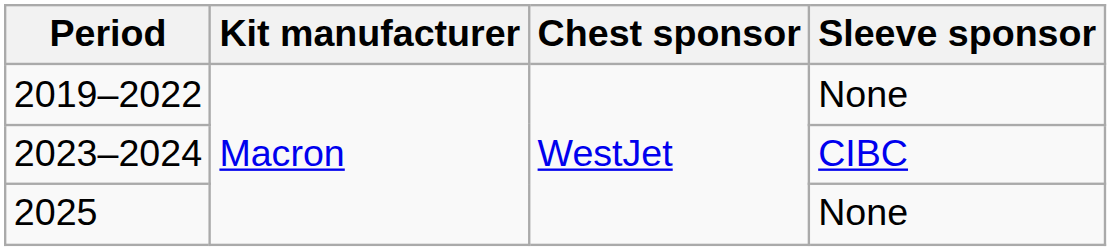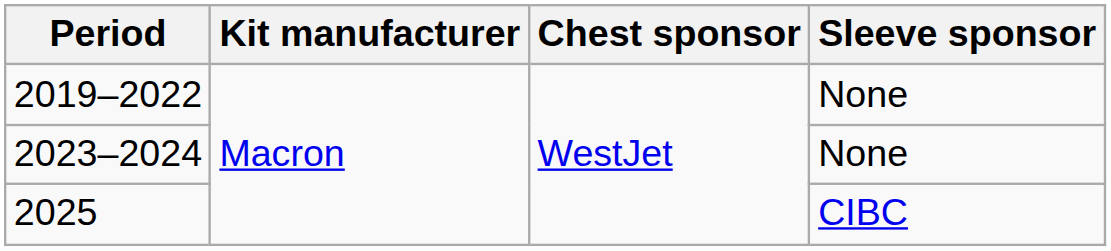(863, 153) CIBC -> (863, 153) None
(863, 213) None -> (863, 213) CIBC
